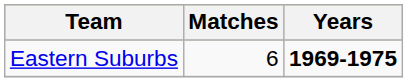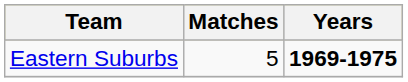(272, 58) 6 -> (272, 58) 5
